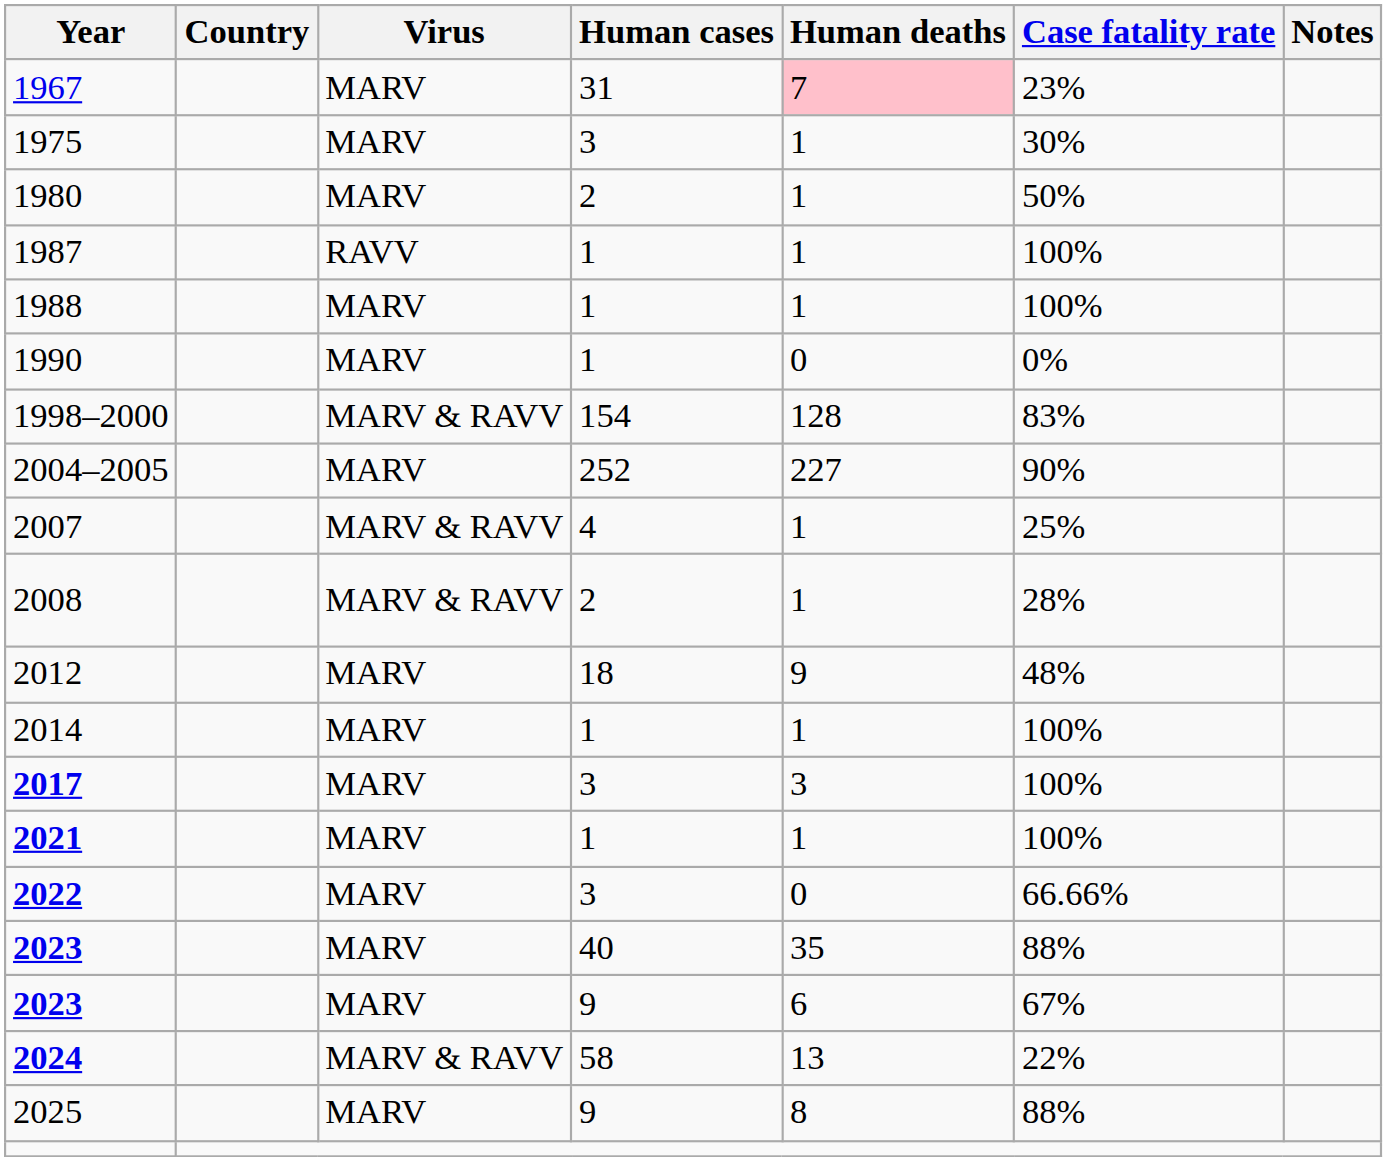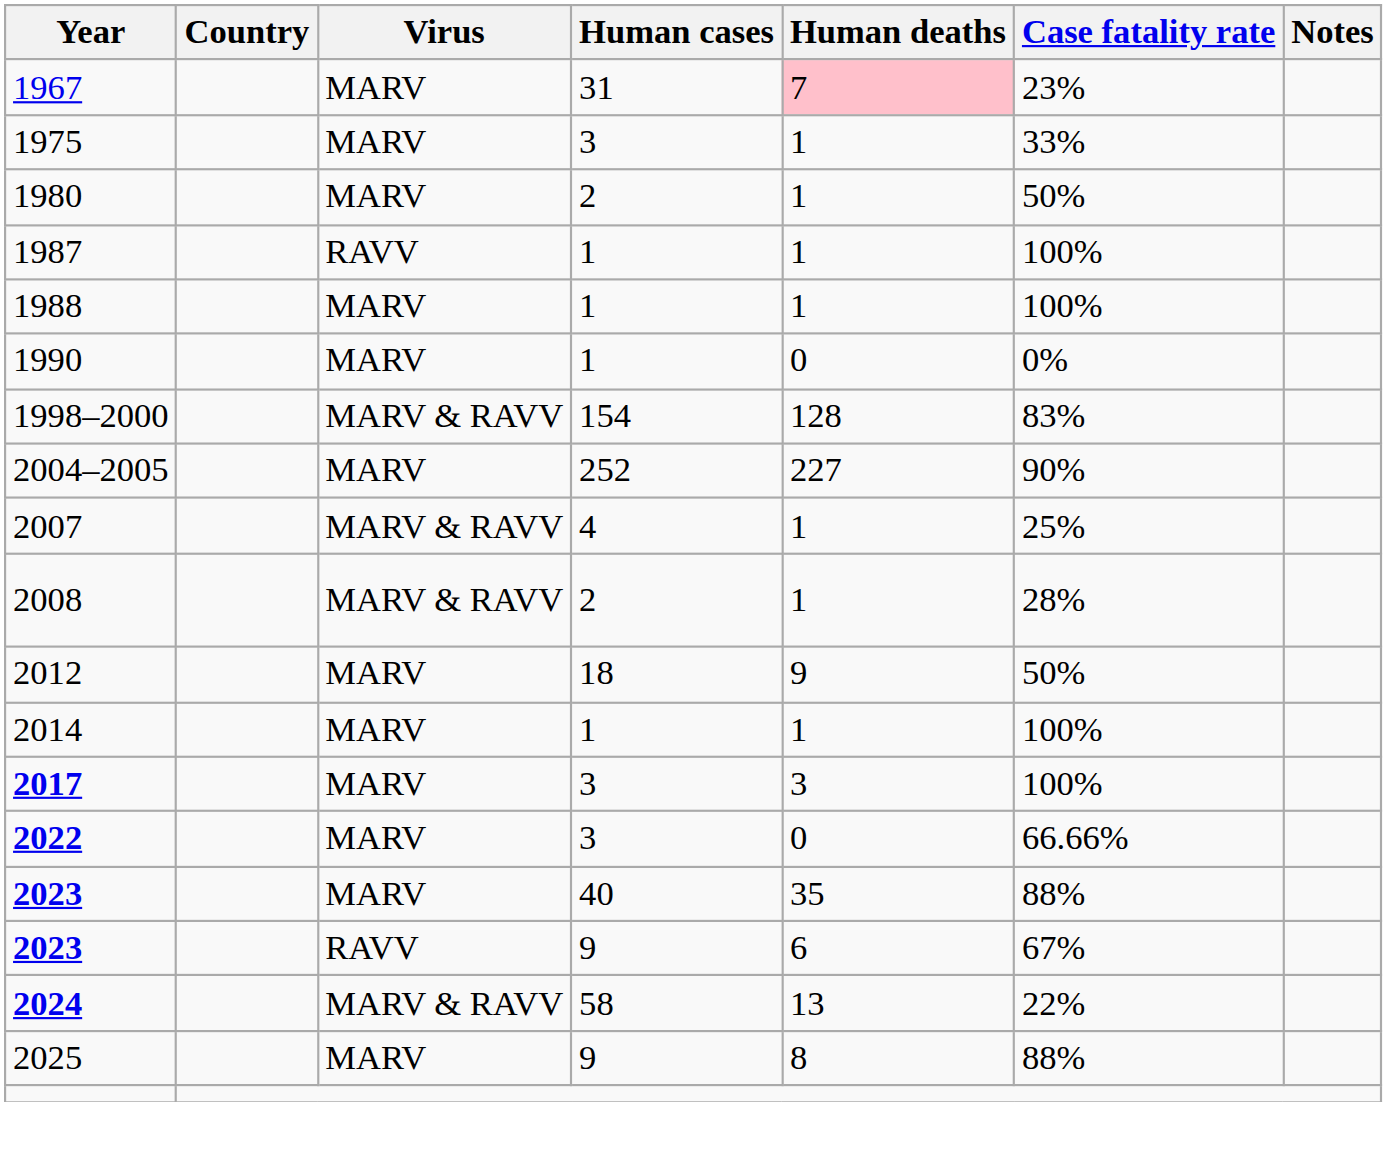(1054, 141) 30% -> (1054, 141) 33%
(1054, 673) 48% -> (1054, 673) 50%
- row: (48, 838)
(376, 1002) MARV -> (372, 947) RAVV
